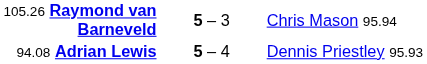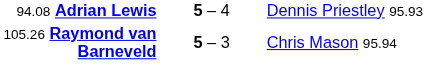rows swapped: (80, 20) <-> (86, 52)
